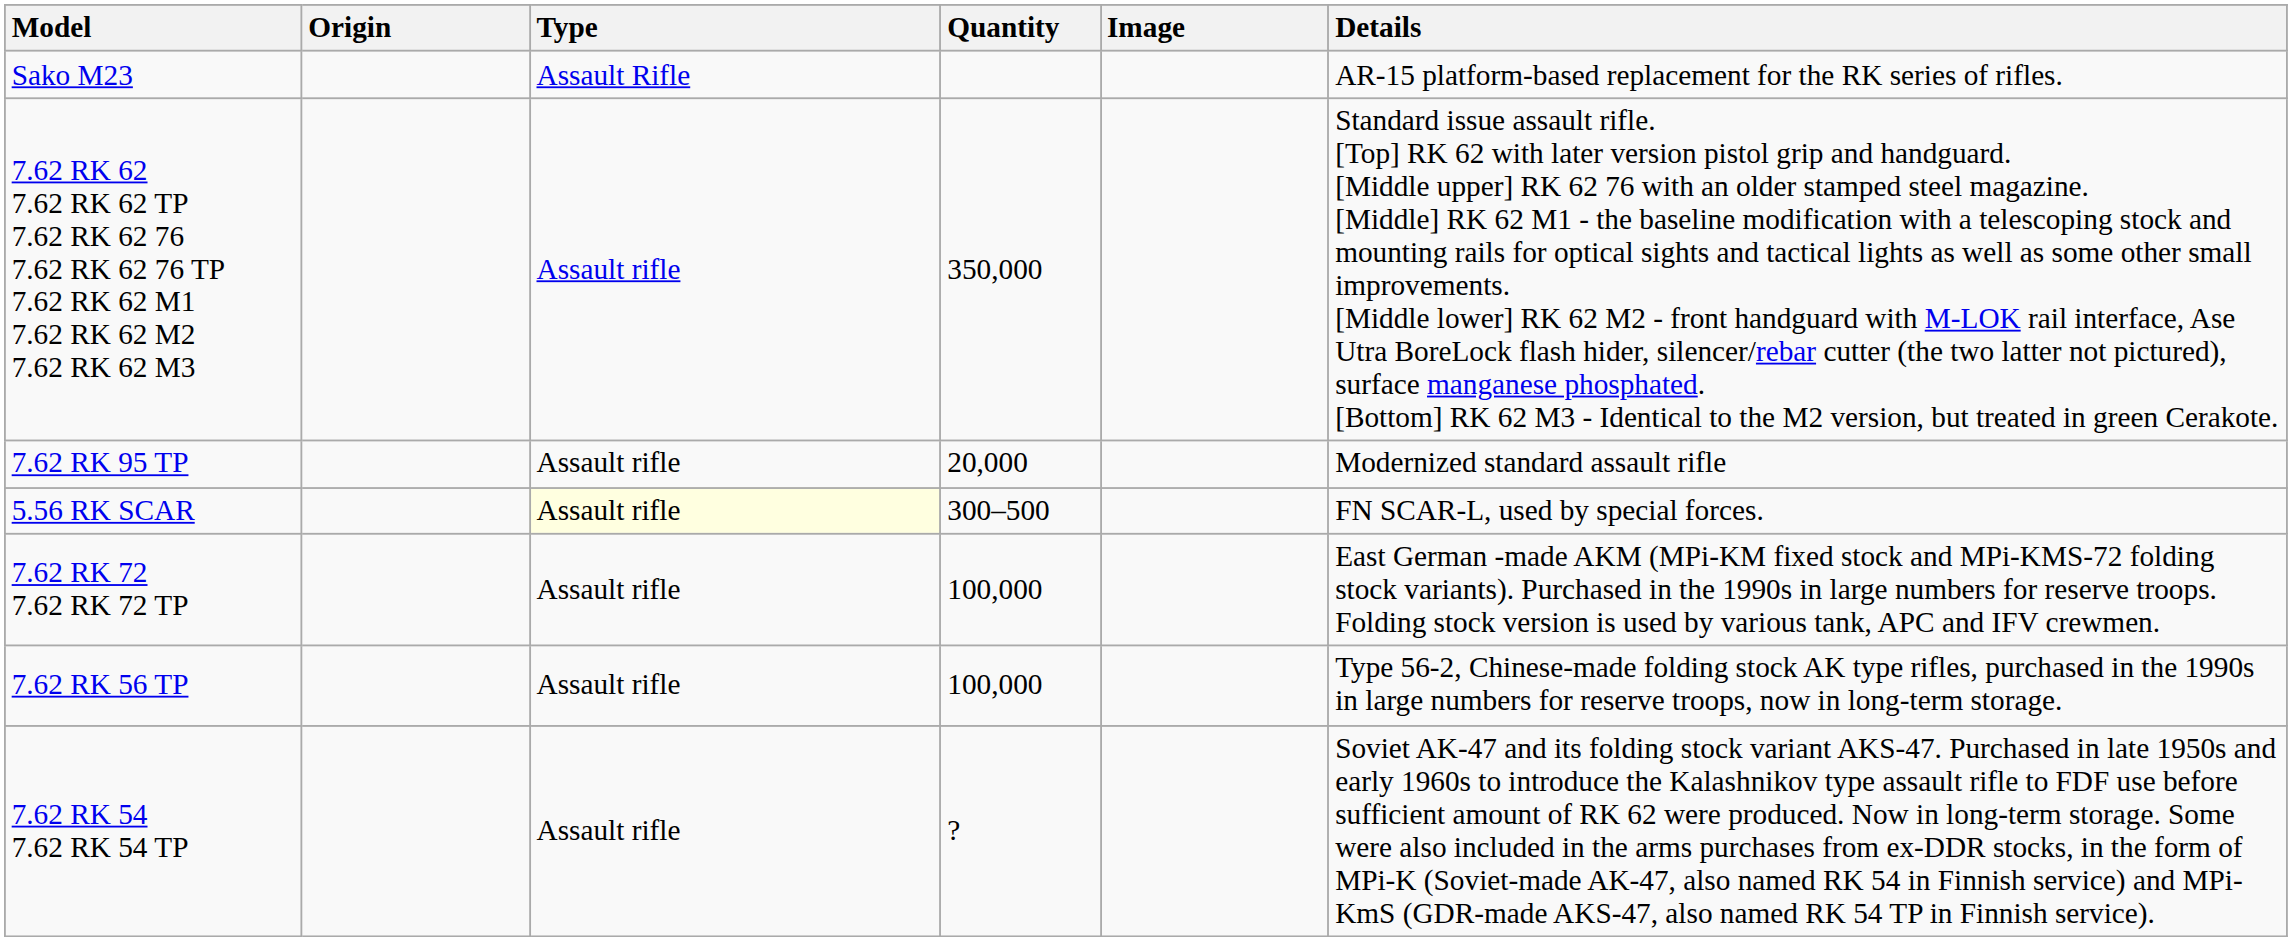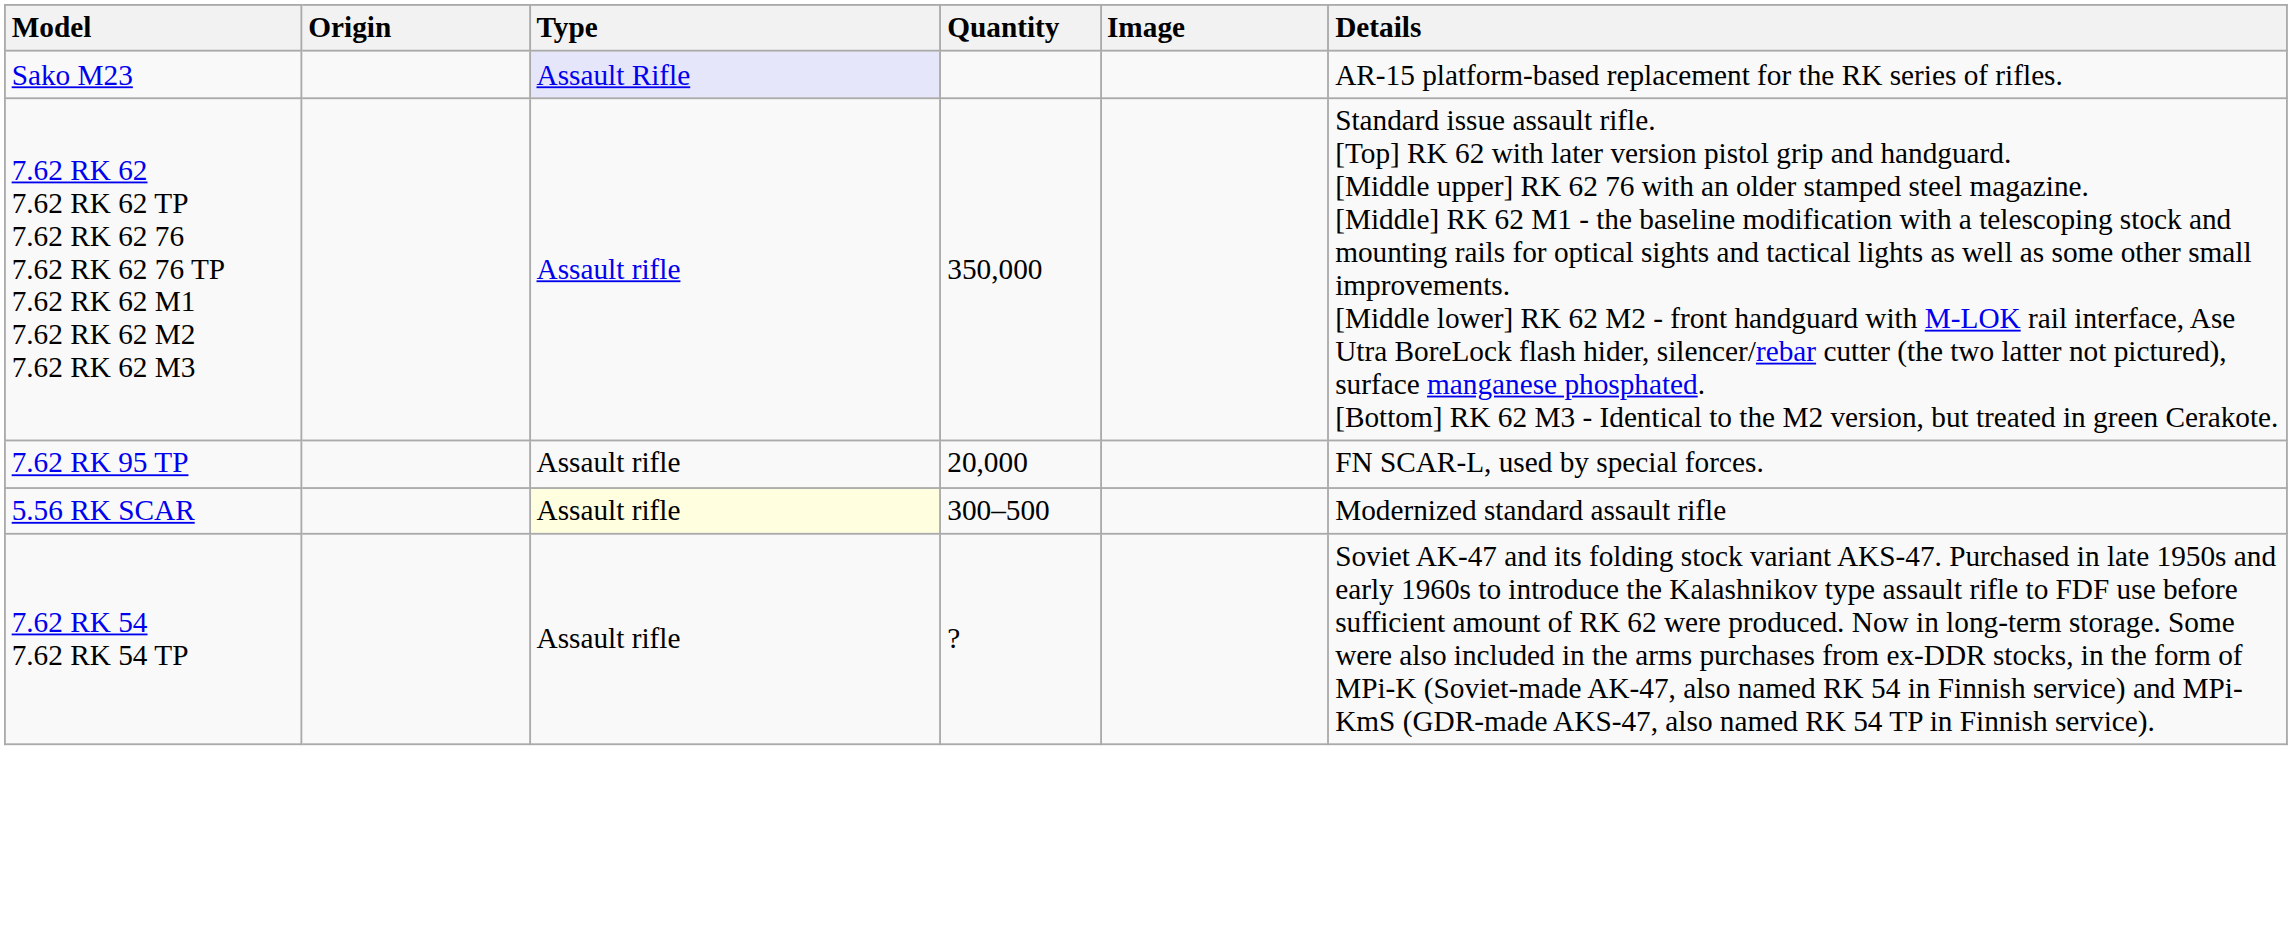(613, 74) no background -> (613, 74) lavender background
(1531, 463) Modernized standard assault rifle -> (1549, 463) FN SCAR-L, used by special forces.
(1549, 509) FN SCAR-L, used by special forces. -> (1531, 509) Modernized standard assault rifle
- row: (100, 589)
- row: (100, 685)
